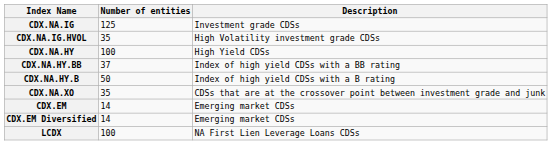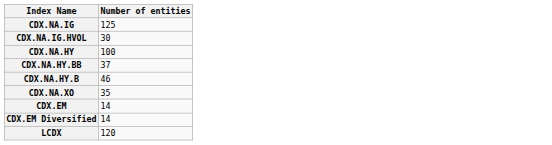- column: (370, 11)
(105, 38) 35 -> (105, 38) 30
(105, 79) 50 -> (105, 79) 46
(108, 133) 100 -> (108, 133) 120
